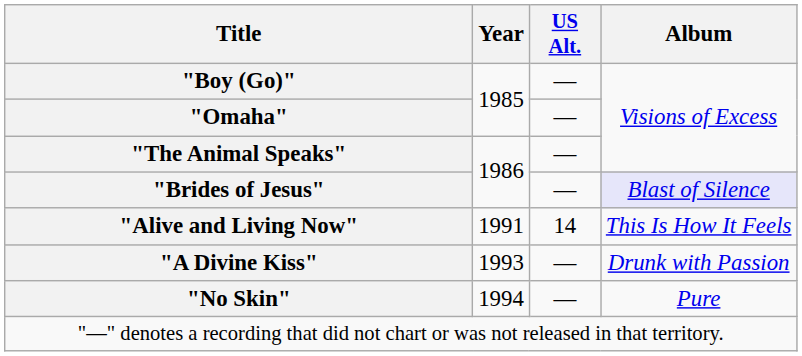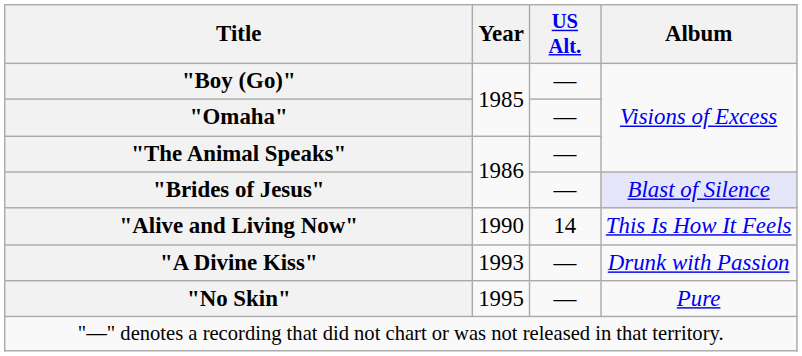(501, 226) 1991 -> (501, 226) 1990
(501, 298) 1994 -> (501, 298) 1995
